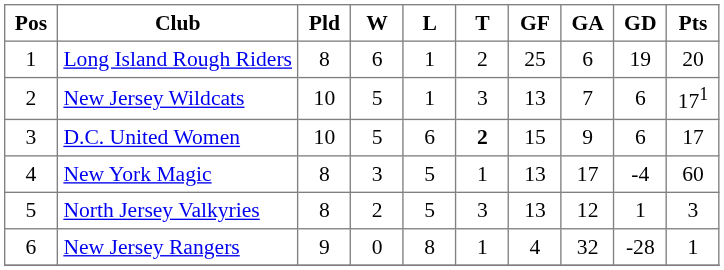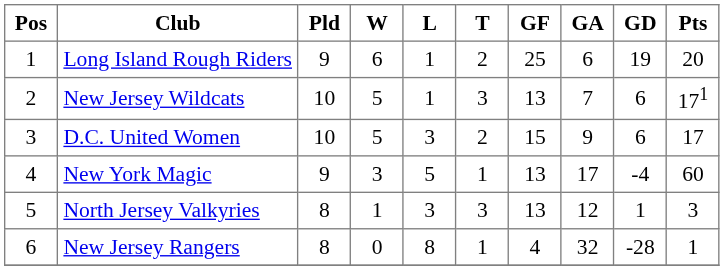(324, 59) 8 -> (324, 59) 9
(430, 137) 6 -> (430, 137) 3
(482, 137) bold -> (482, 137) normal
(324, 174) 8 -> (324, 174) 9
(377, 210) 2 -> (377, 210) 1
(430, 210) 5 -> (430, 210) 3
(324, 247) 9 -> (324, 247) 8
